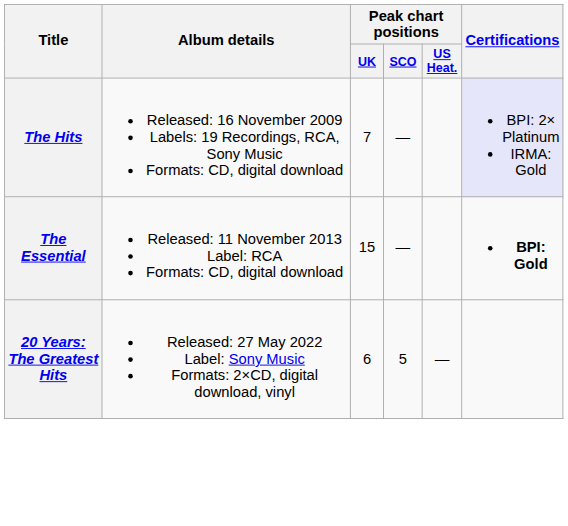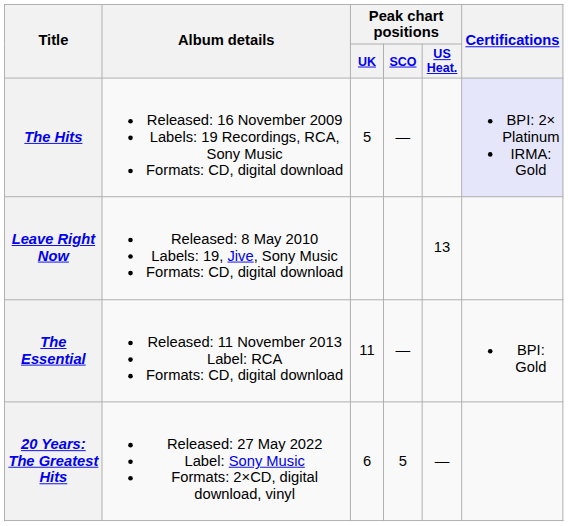(367, 137) 7 -> (367, 137) 5
+ row: (53, 248)
(367, 248) 15 -> (367, 350) 11
(512, 256) bold -> (512, 359) normal
